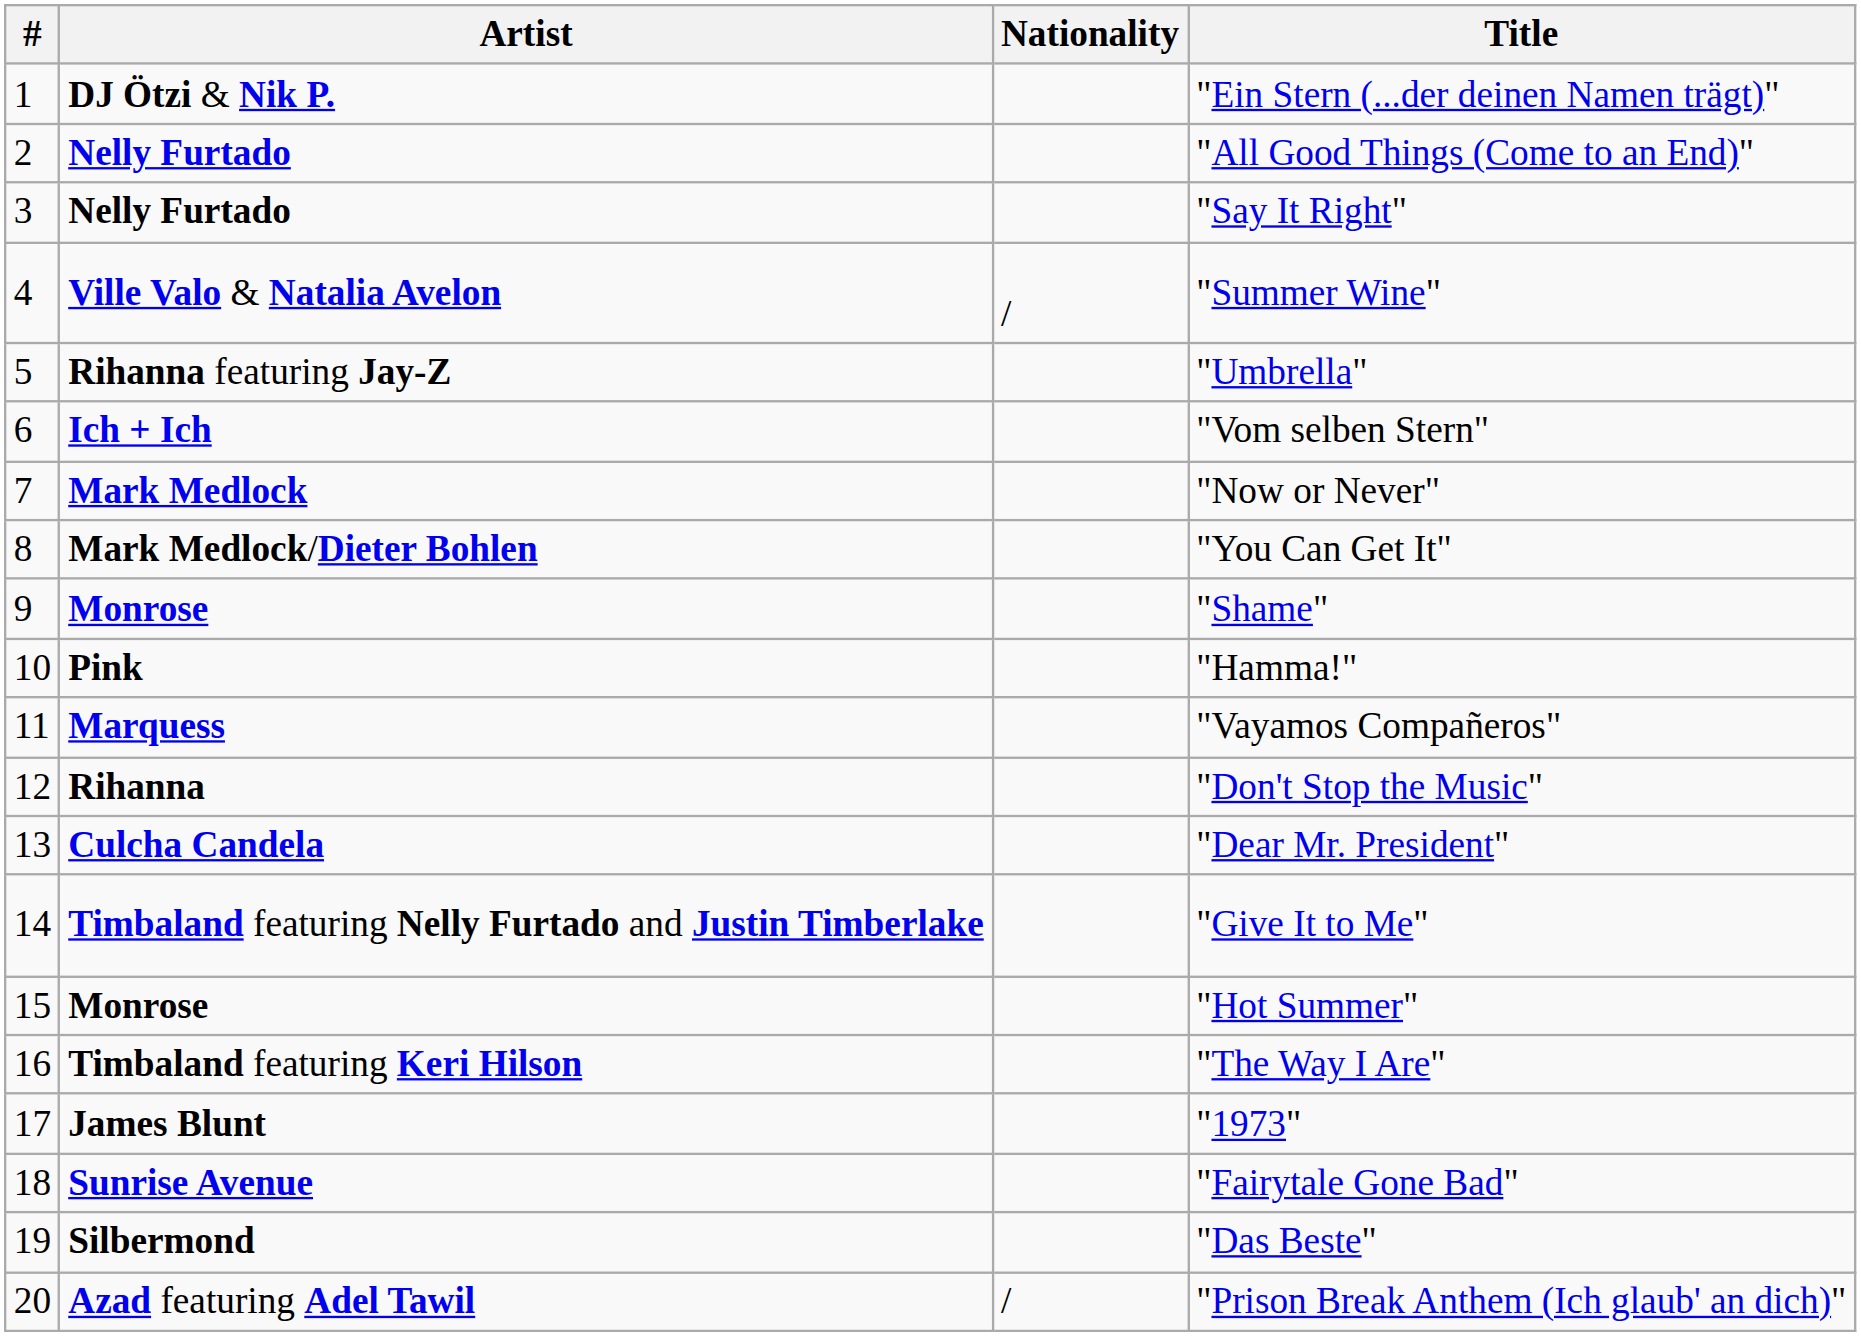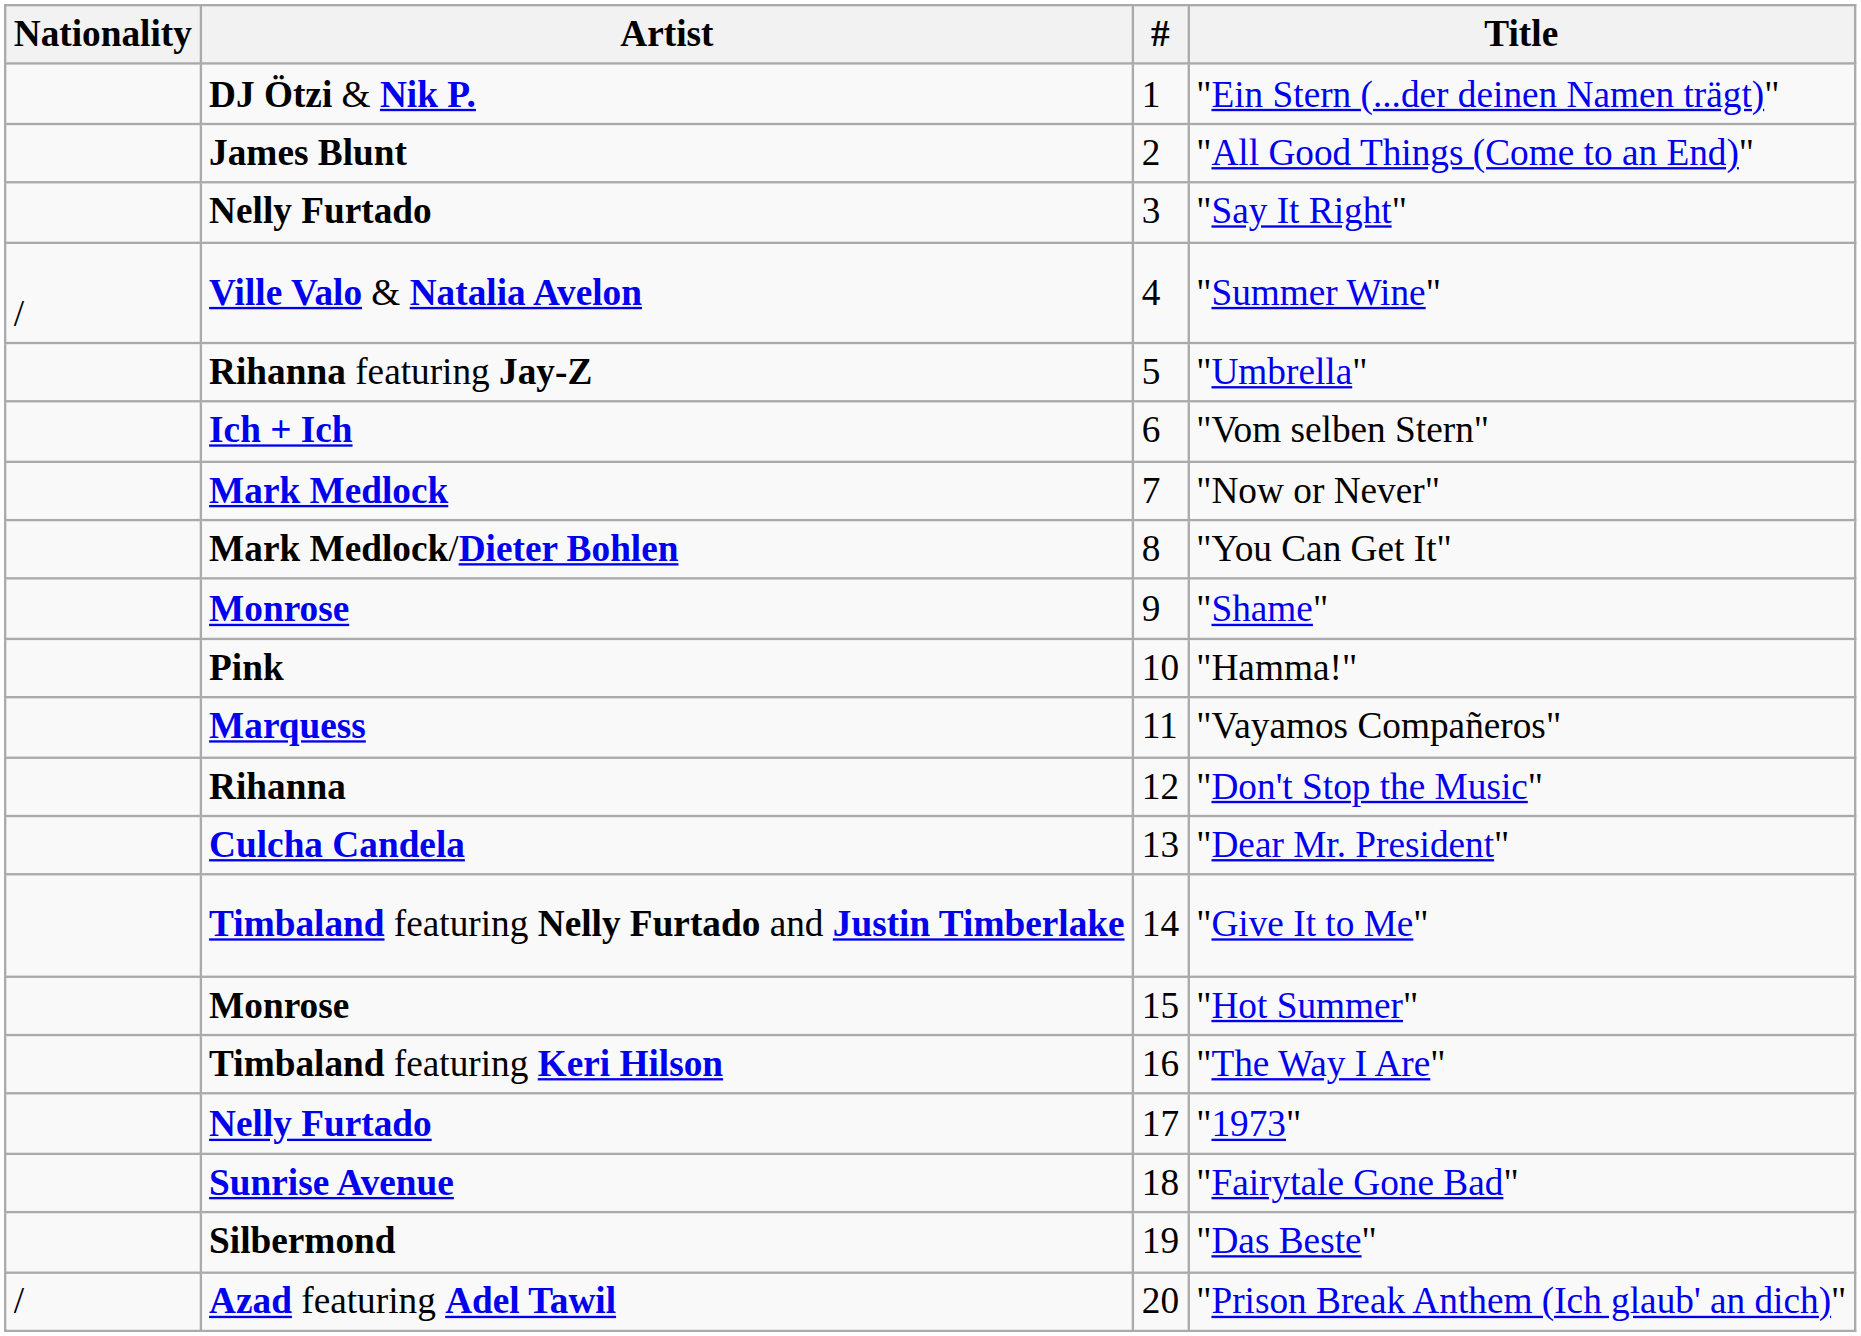columns swapped: (32, 34) <-> (1090, 34)
(180, 152) Nelly Furtado -> (308, 152) James Blunt
(167, 1123) James Blunt -> (320, 1123) Nelly Furtado
